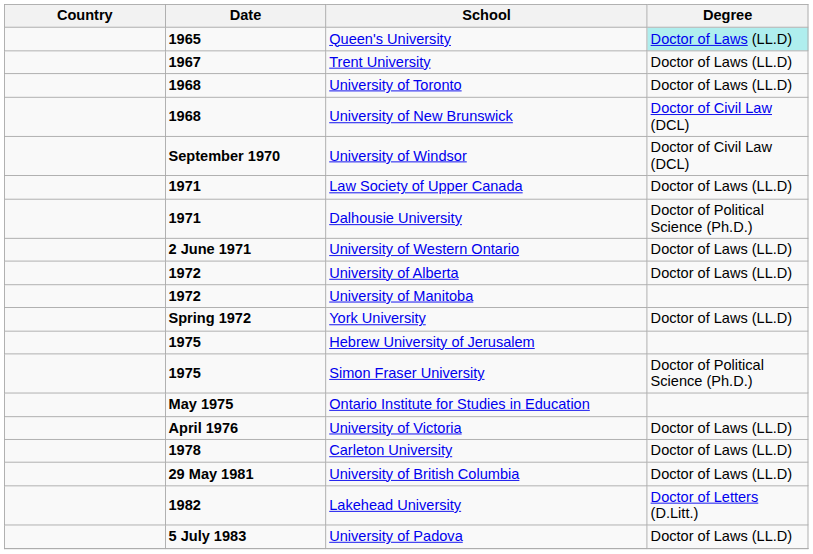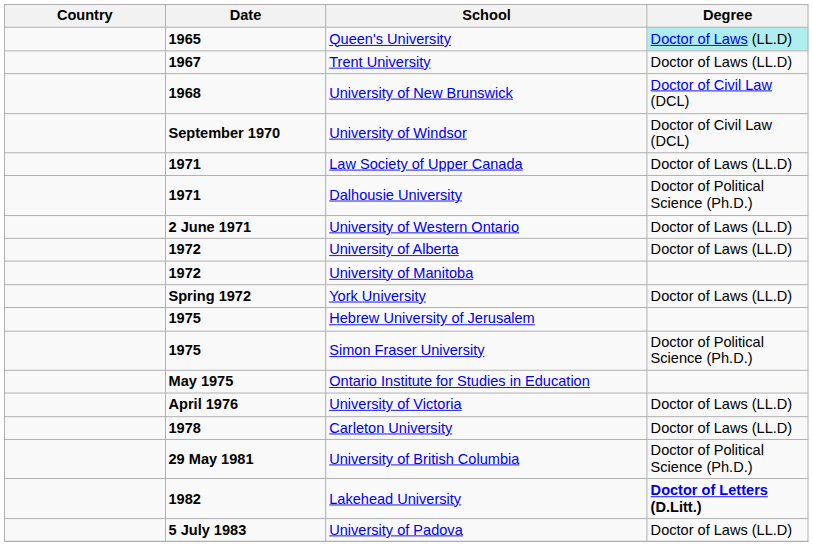- row: (395, 85)
(721, 474) Doctor of Laws (LL.D) -> (707, 459) Doctor of Political Science (Ph.D.)
(704, 505) normal -> (709, 498) bold
